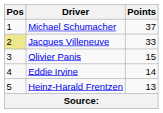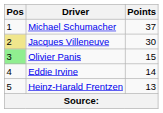(151, 42) 33 -> (151, 42) 30
(9, 57) no background -> (9, 57) lightgreen background
